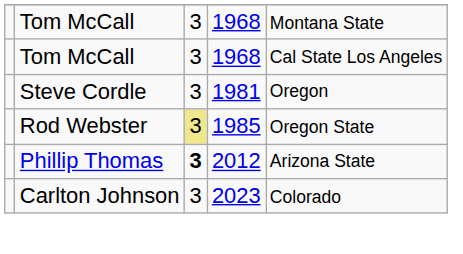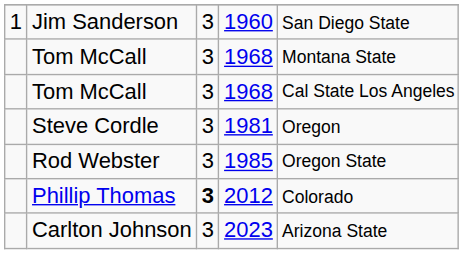+ row: (105, 21)
(196, 126) khaki background -> (208, 160) no background
(322, 161) Arizona State -> (318, 196) Colorado
(305, 196) Colorado -> (335, 231) Arizona State
